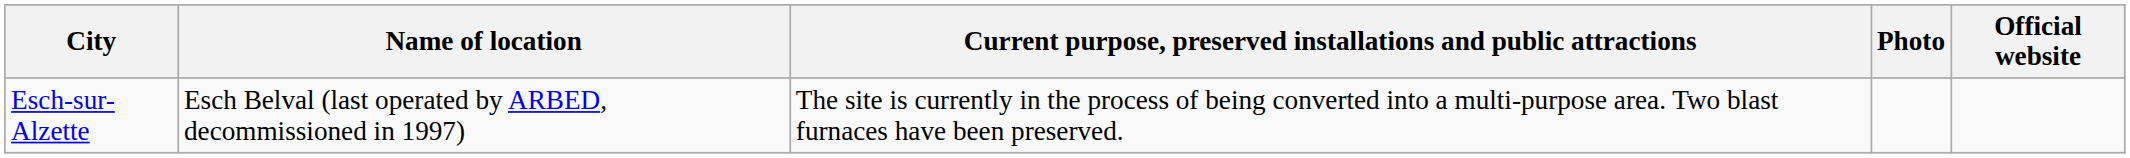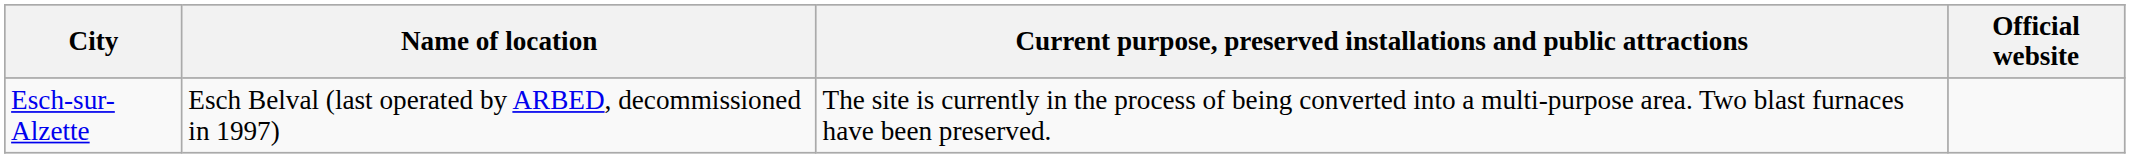- column: (1911, 41)
